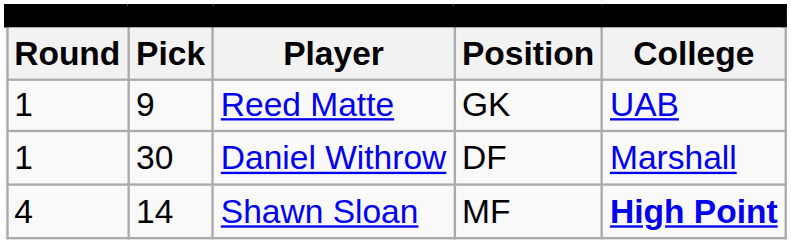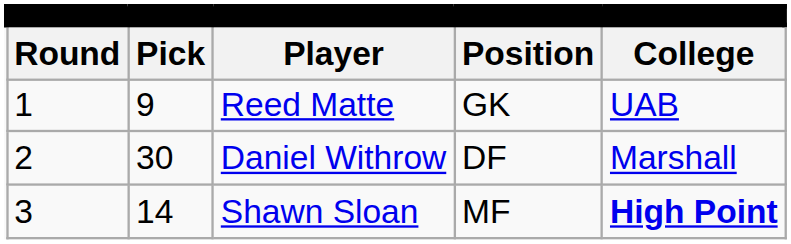(24, 158) 1 -> (24, 158) 2
(24, 211) 4 -> (24, 211) 3
